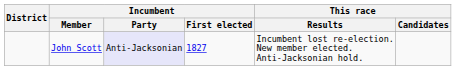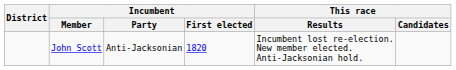(144, 49) lavender background -> (144, 49) no background
(196, 49) 1827 -> (196, 49) 1820
